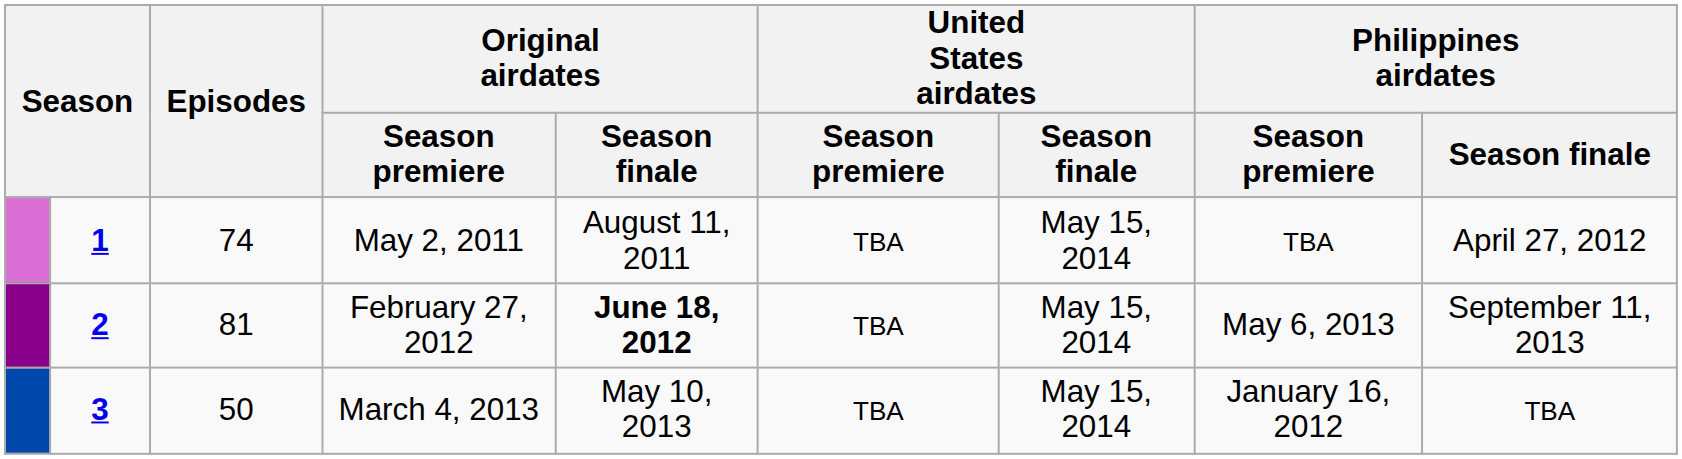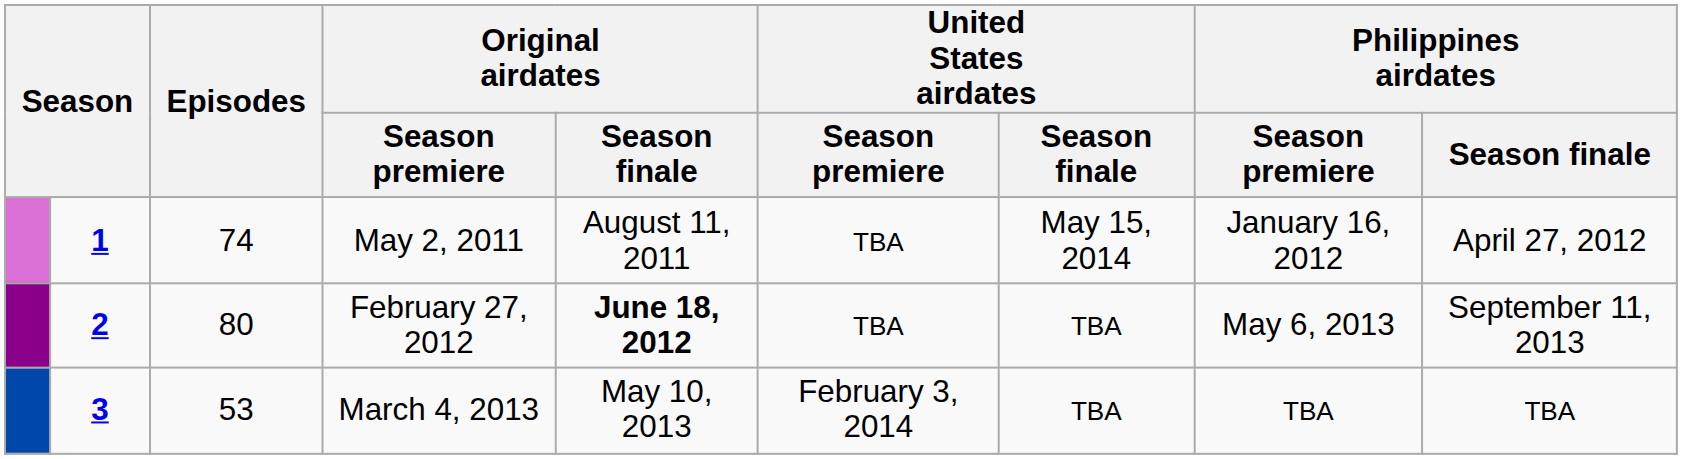(1308, 239) TBA -> (1308, 239) January 16, 2012
(236, 324) 81 -> (236, 324) 80
(1096, 324) May 15, 2014 -> (1096, 324) TBA
(236, 409) 50 -> (236, 409) 53
(878, 409) TBA -> (878, 409) February 3, 2014
(1096, 409) May 15, 2014 -> (1096, 409) TBA
(1308, 409) January 16, 2012 -> (1308, 409) TBA
